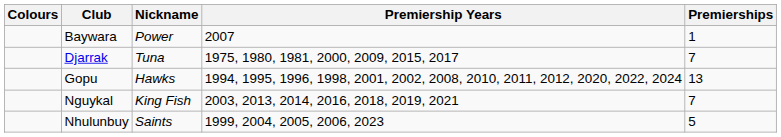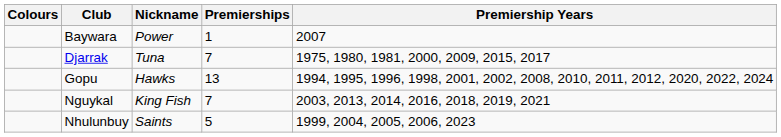columns swapped: (731, 15) <-> (443, 15)
